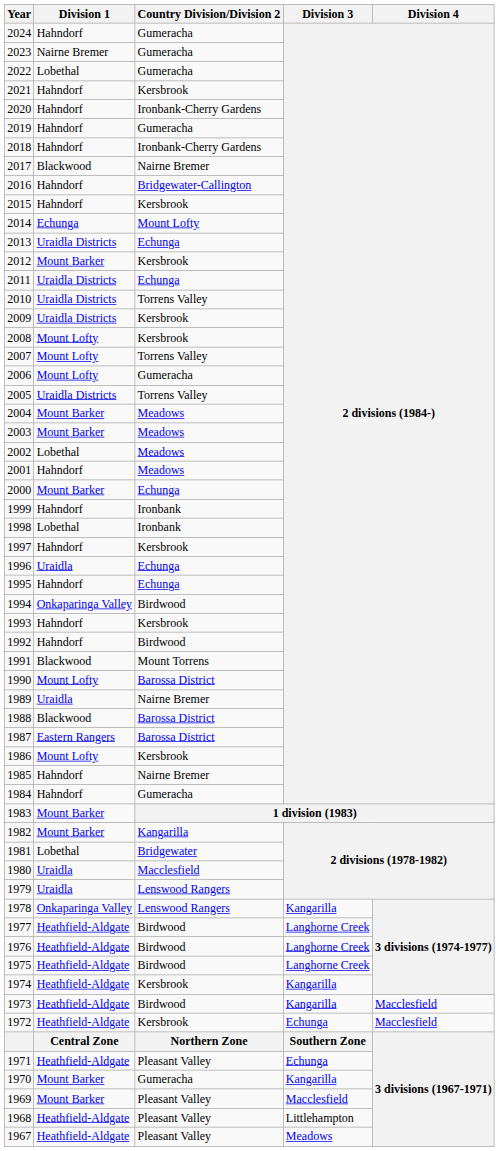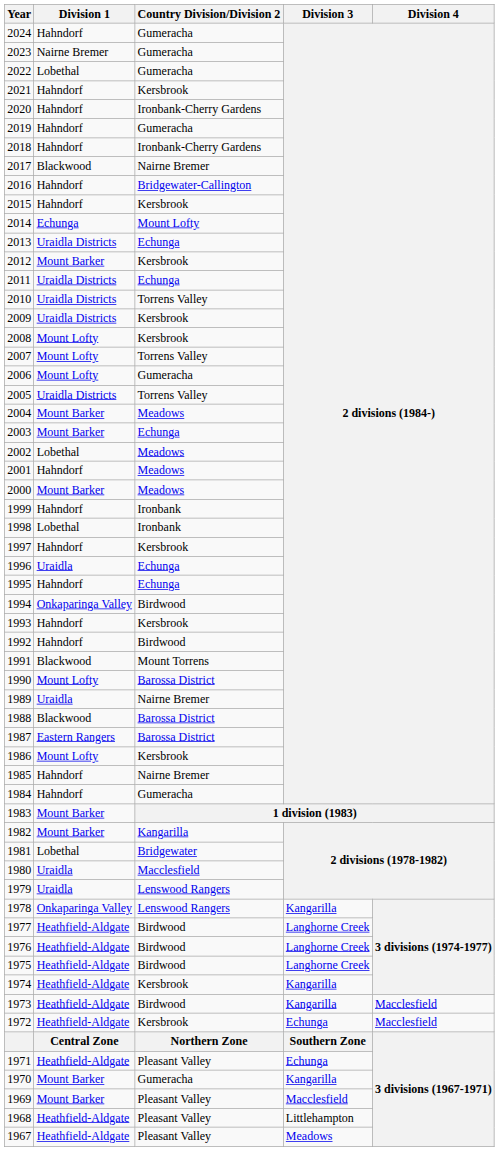(161, 432) Meadows -> (159, 432) Echunga
(159, 489) Echunga -> (161, 489) Meadows
